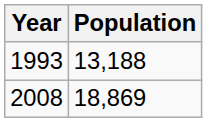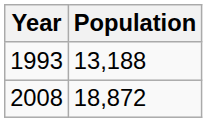(110, 98) 18,869 -> (110, 98) 18,872
